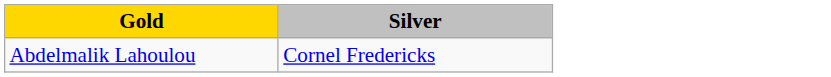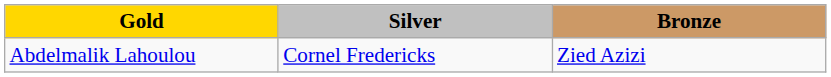+ column: (689, 21)
